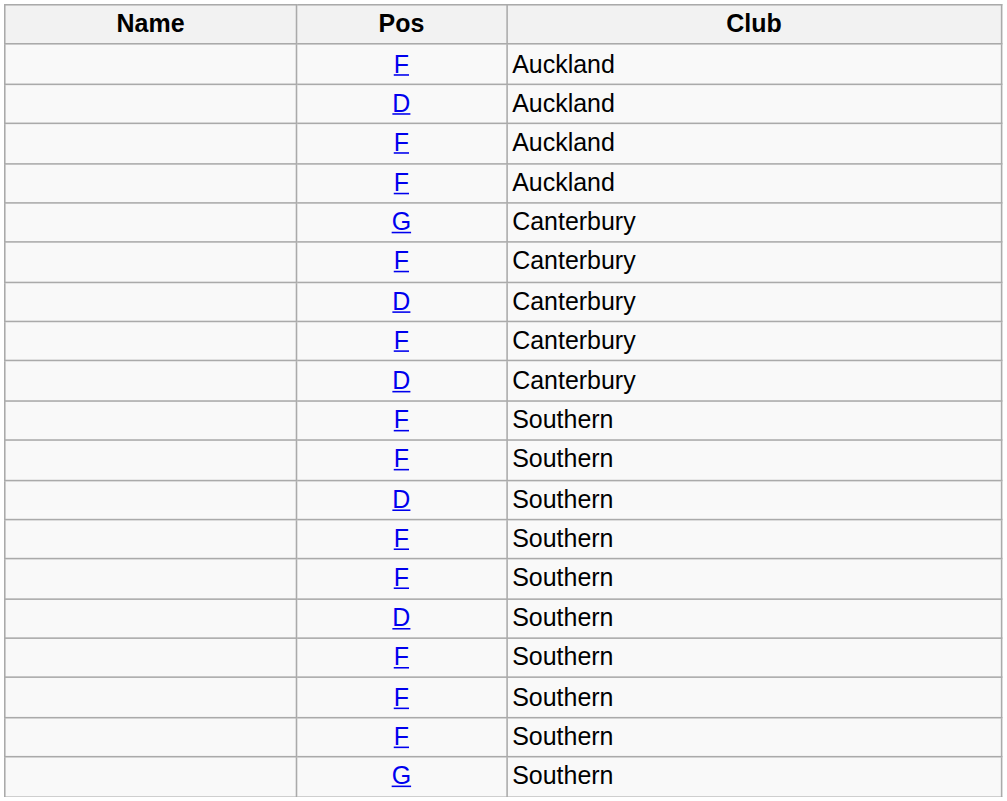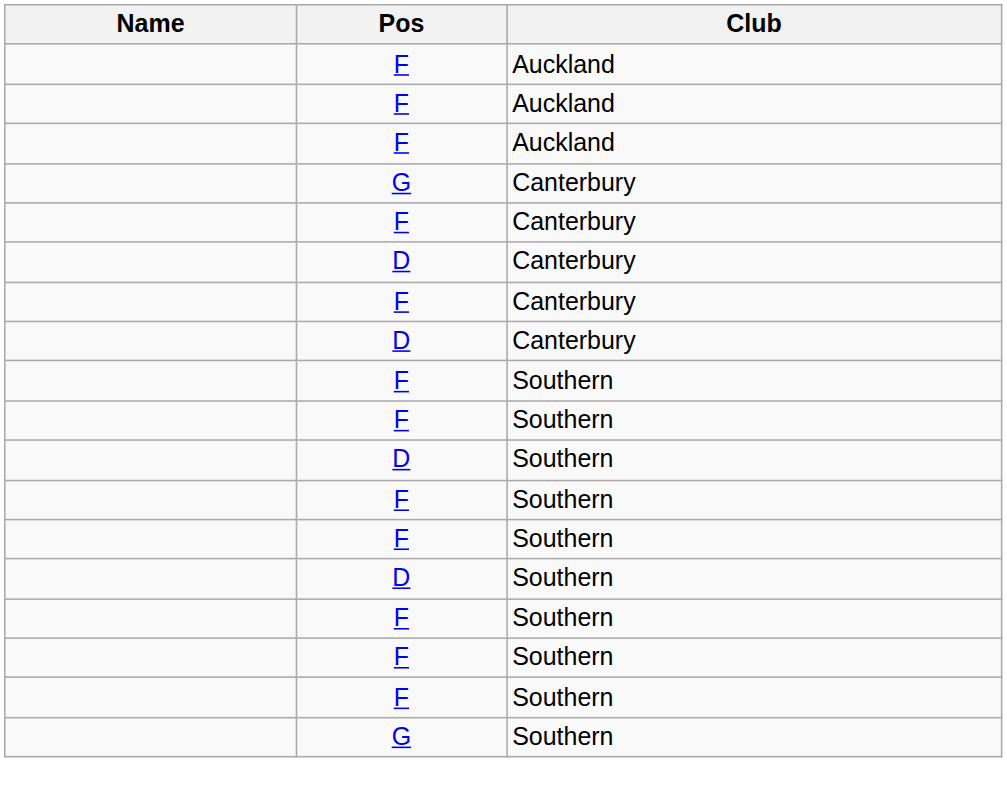- row: (401, 103)
